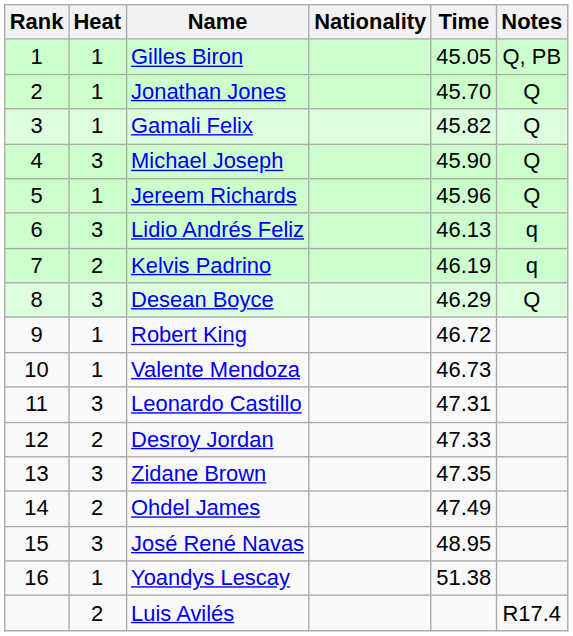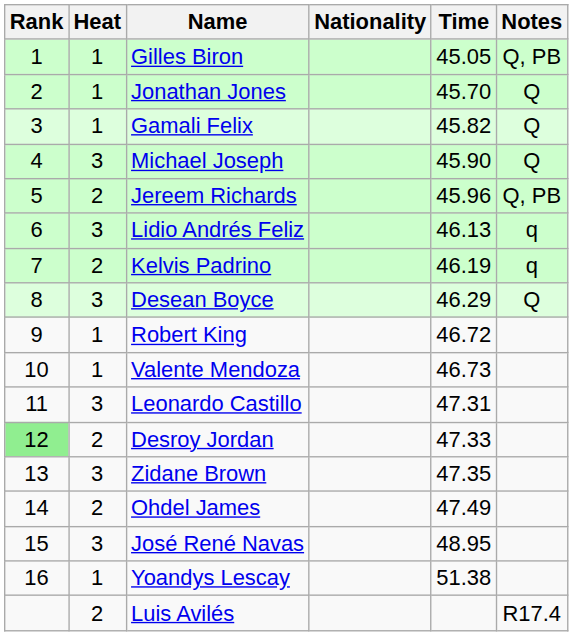(97, 195) 1 -> (97, 195) 2
(532, 195) Q -> (532, 195) Q, PB
(37, 439) no background -> (37, 439) lightgreen background
